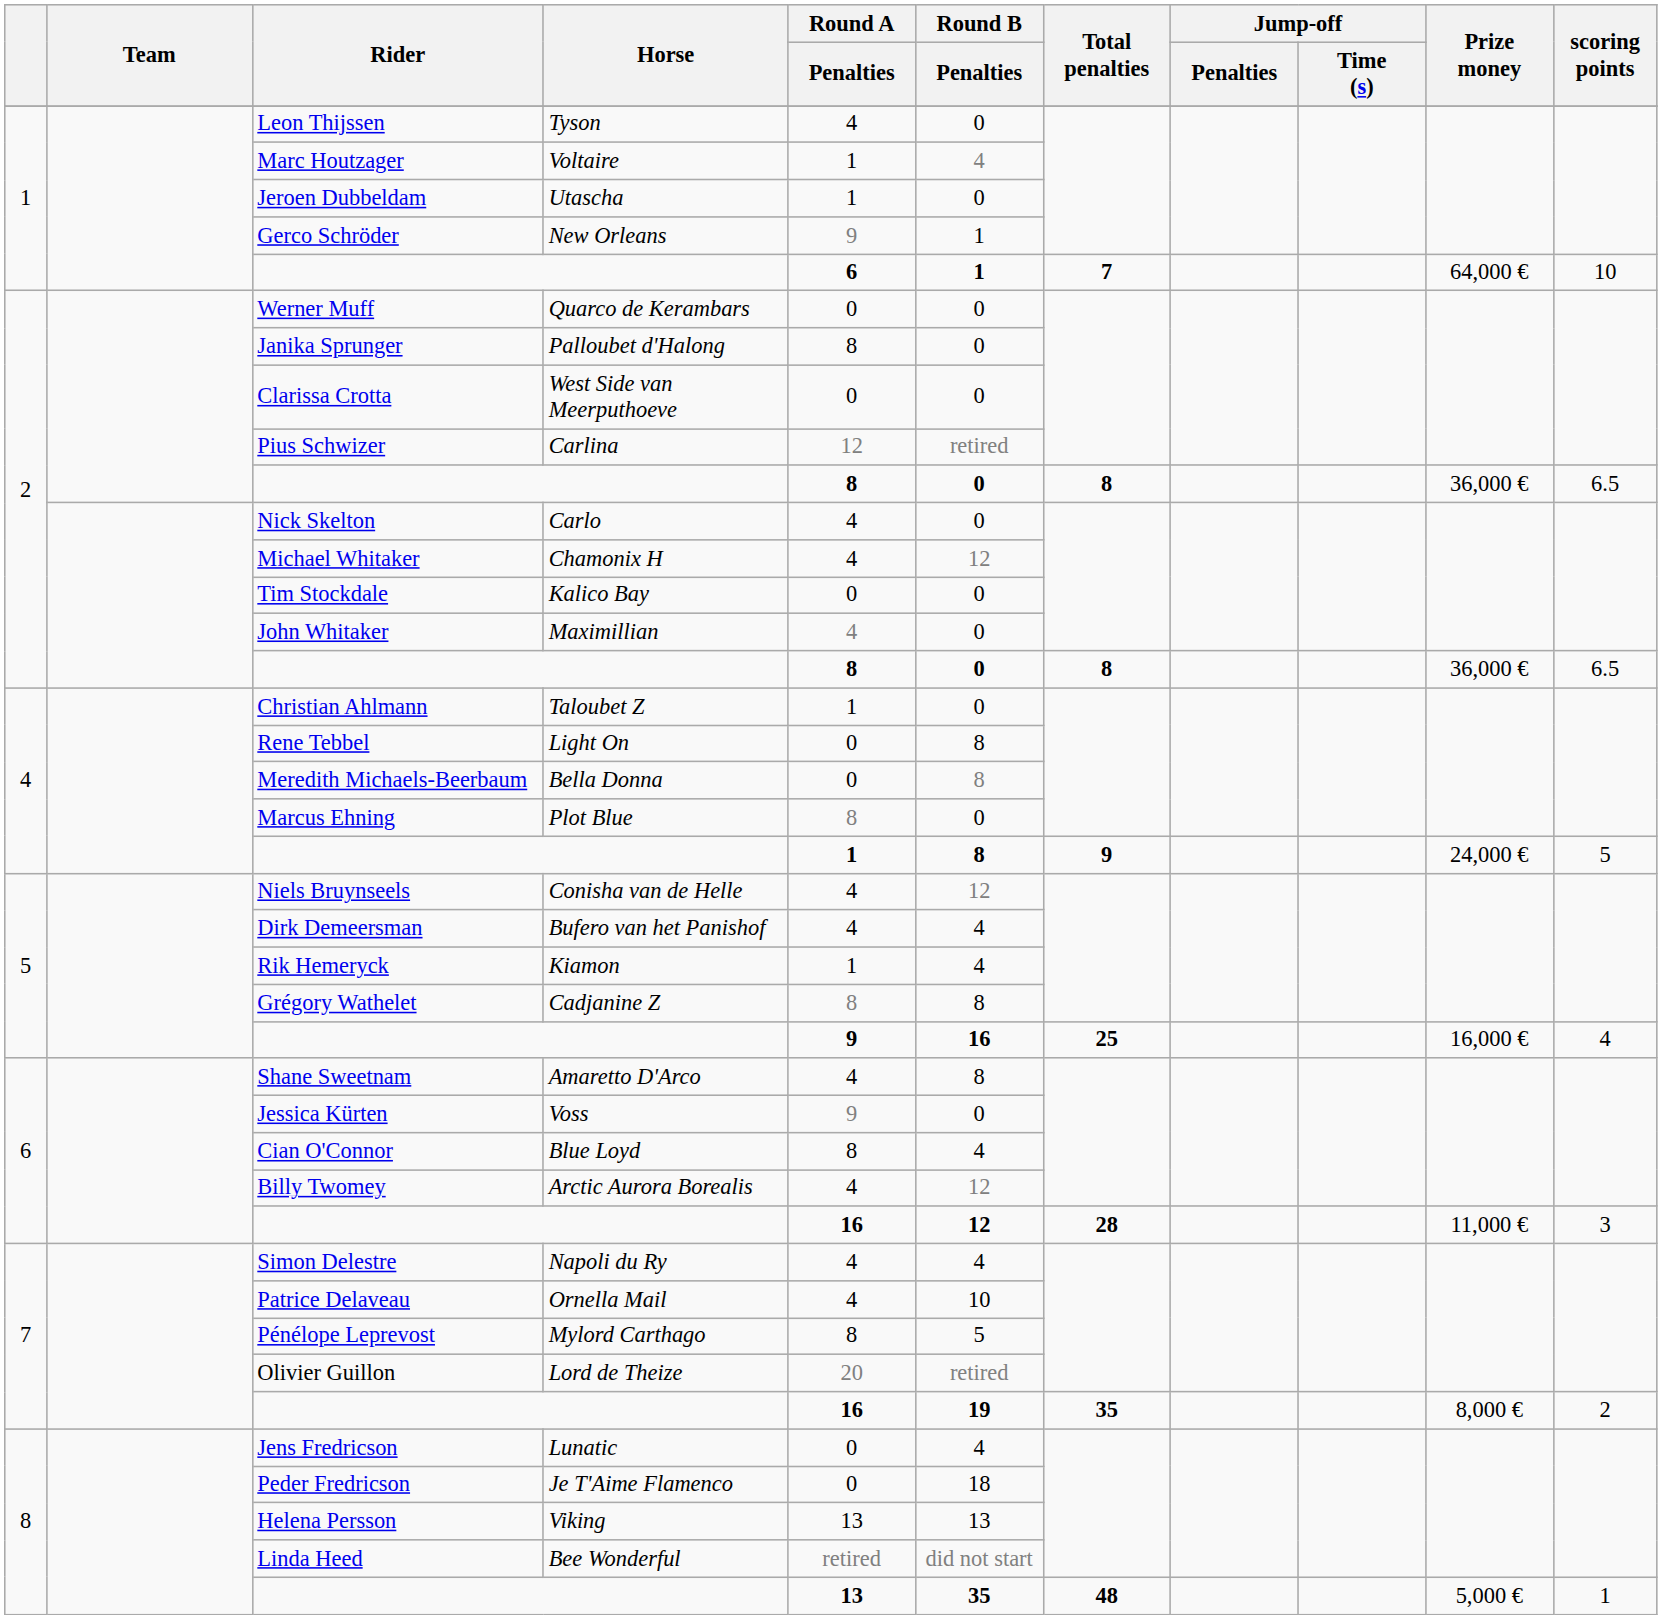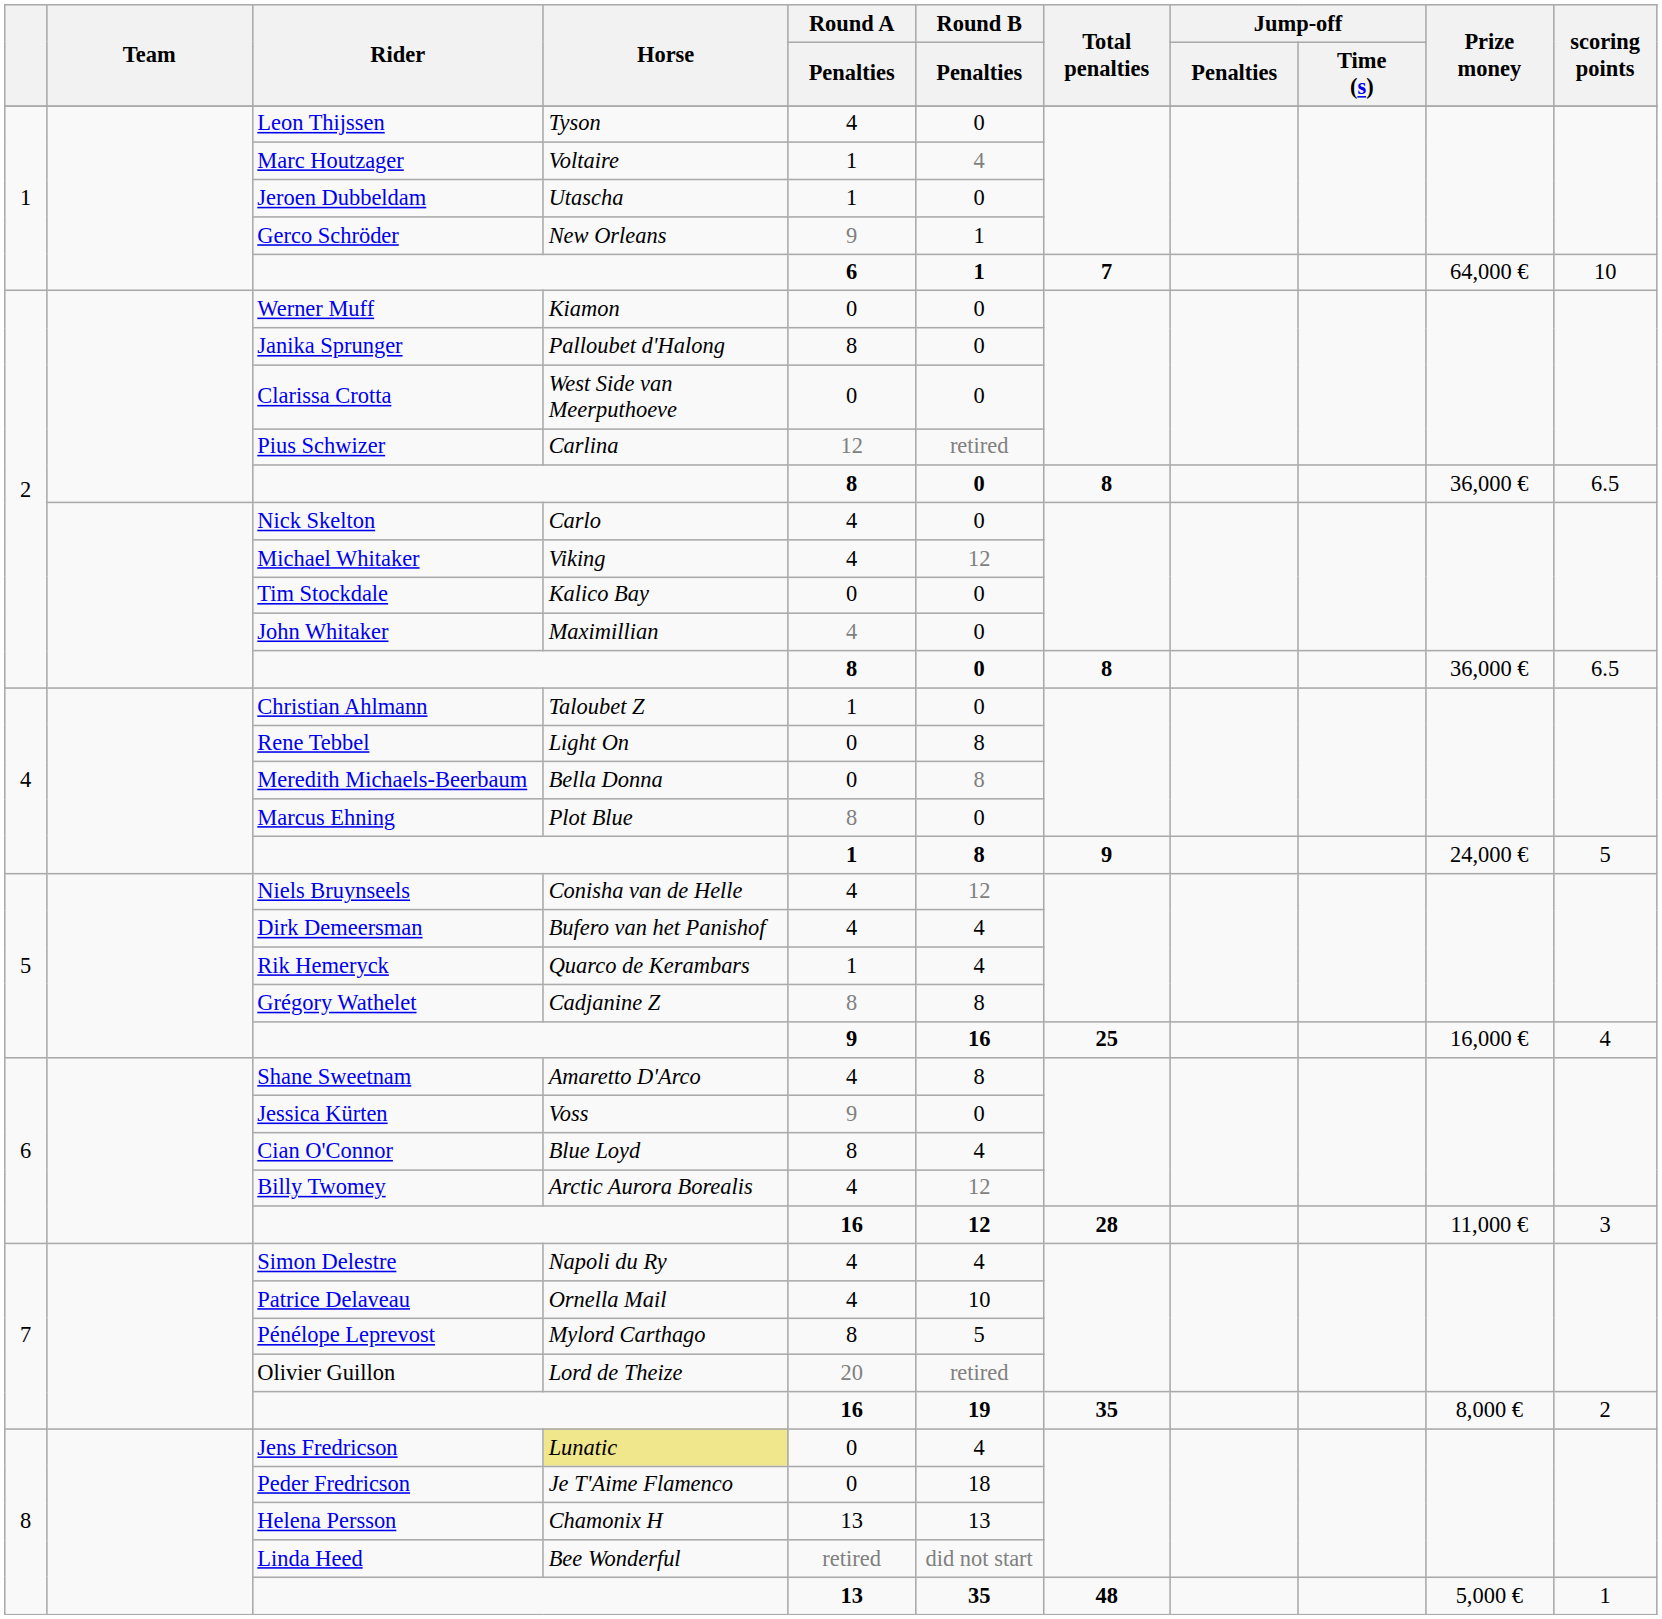(649, 309) Quarco de Kerambars -> (584, 309) Kiamon
(606, 558) Chamonix H -> (577, 558) Viking
(584, 965) Kiamon -> (649, 965) Quarco de Kerambars
(583, 1447) no background -> (583, 1447) khaki background
(577, 1521) Viking -> (606, 1521) Chamonix H
